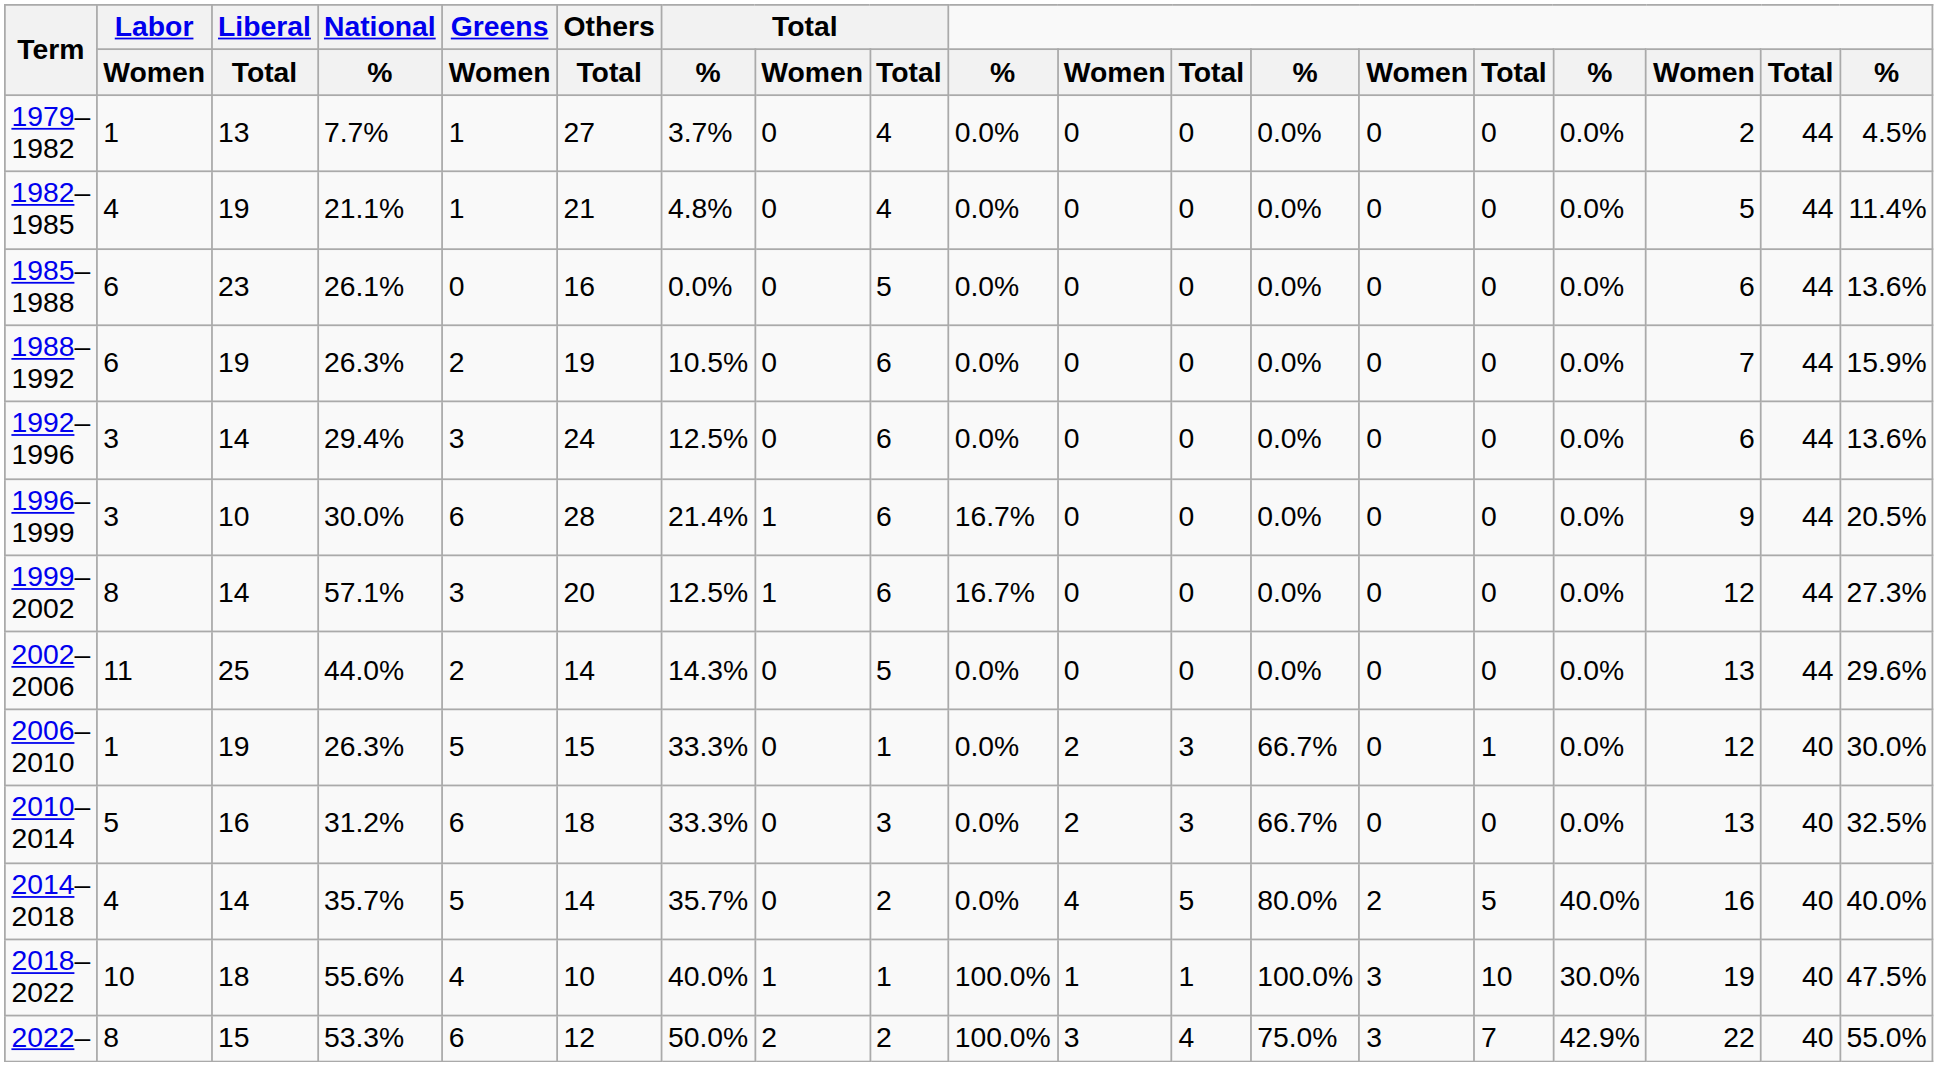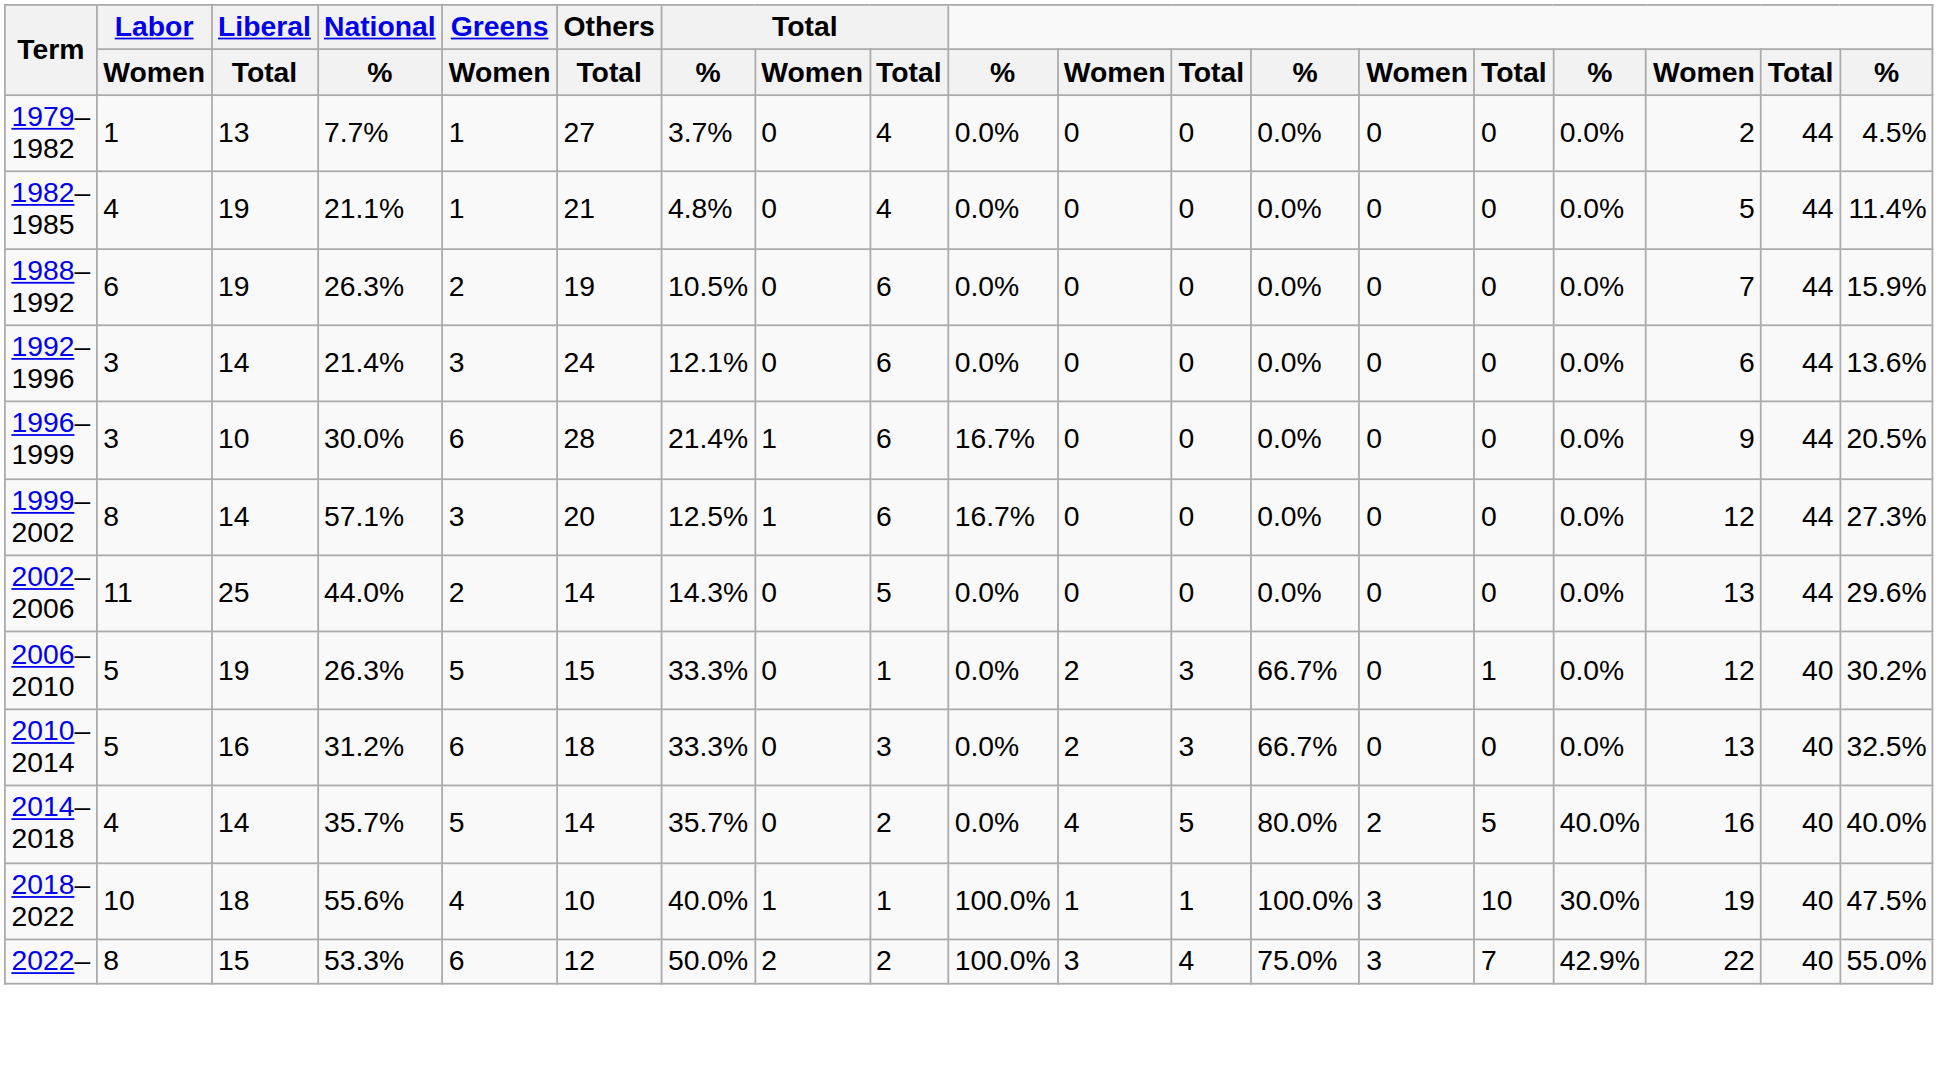- row: (51, 286)
(364, 439) 29.4% -> (364, 363) 21.4%
(708, 439) 12.5% -> (708, 363) 12.1%
(111, 746) 1 -> (111, 670) 5
(1887, 746) 30.0% -> (1887, 670) 30.2%
